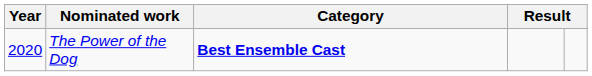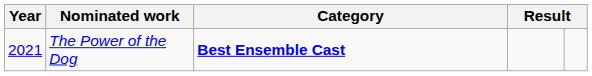(25, 49) 2020 -> (25, 49) 2021
